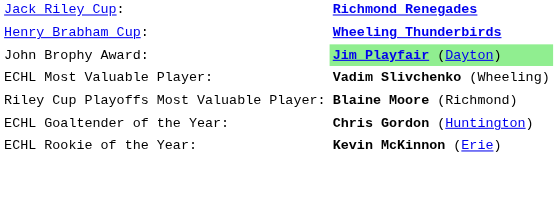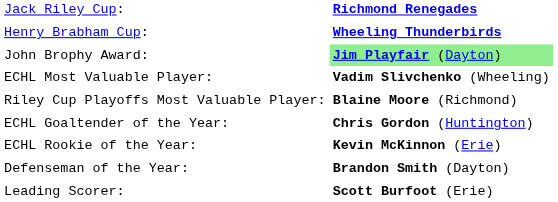+ row: (97, 168)
+ row: (64, 191)
